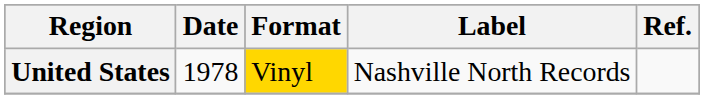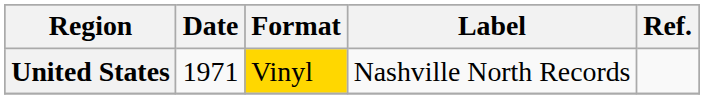(210, 70) 1978 -> (210, 70) 1971
